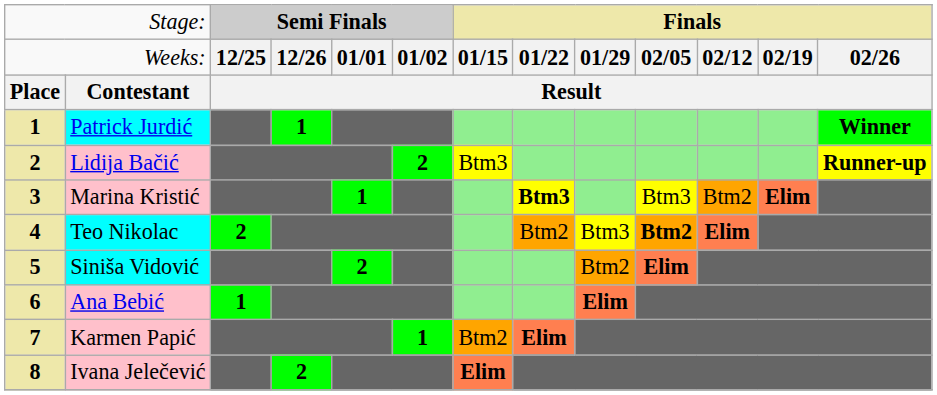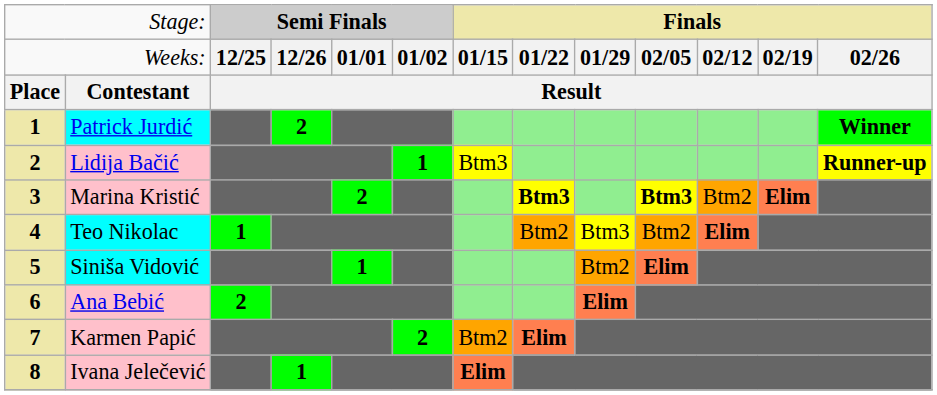(301, 127) 1 -> (301, 127) 2
(422, 162) 2 -> (422, 162) 1
(362, 197) 1 -> (362, 197) 2
(666, 197) normal -> (666, 197) bold
(241, 232) 2 -> (241, 232) 1
(666, 232) bold -> (666, 232) normal
(362, 267) 2 -> (362, 267) 1
(241, 302) 1 -> (241, 302) 2
(422, 337) 1 -> (422, 337) 2
(301, 372) 2 -> (301, 372) 1
